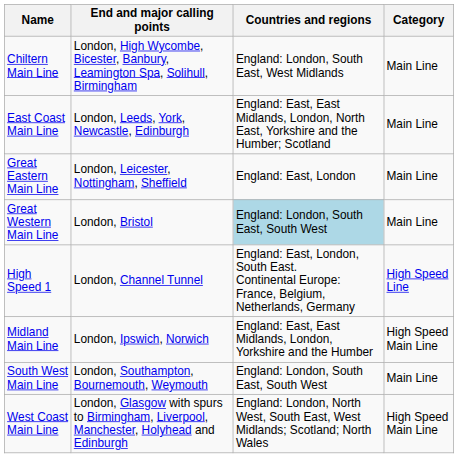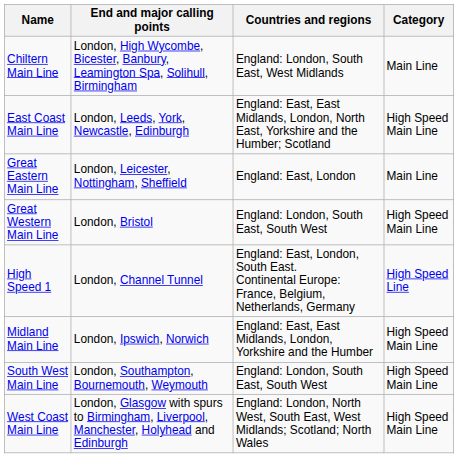(412, 124) Main Line -> (417, 124) High Speed Main Line
(299, 222) lightblue background -> (299, 222) no background
(412, 222) Main Line -> (417, 222) High Speed Main Line
(412, 378) Main Line -> (417, 378) High Speed Main Line
